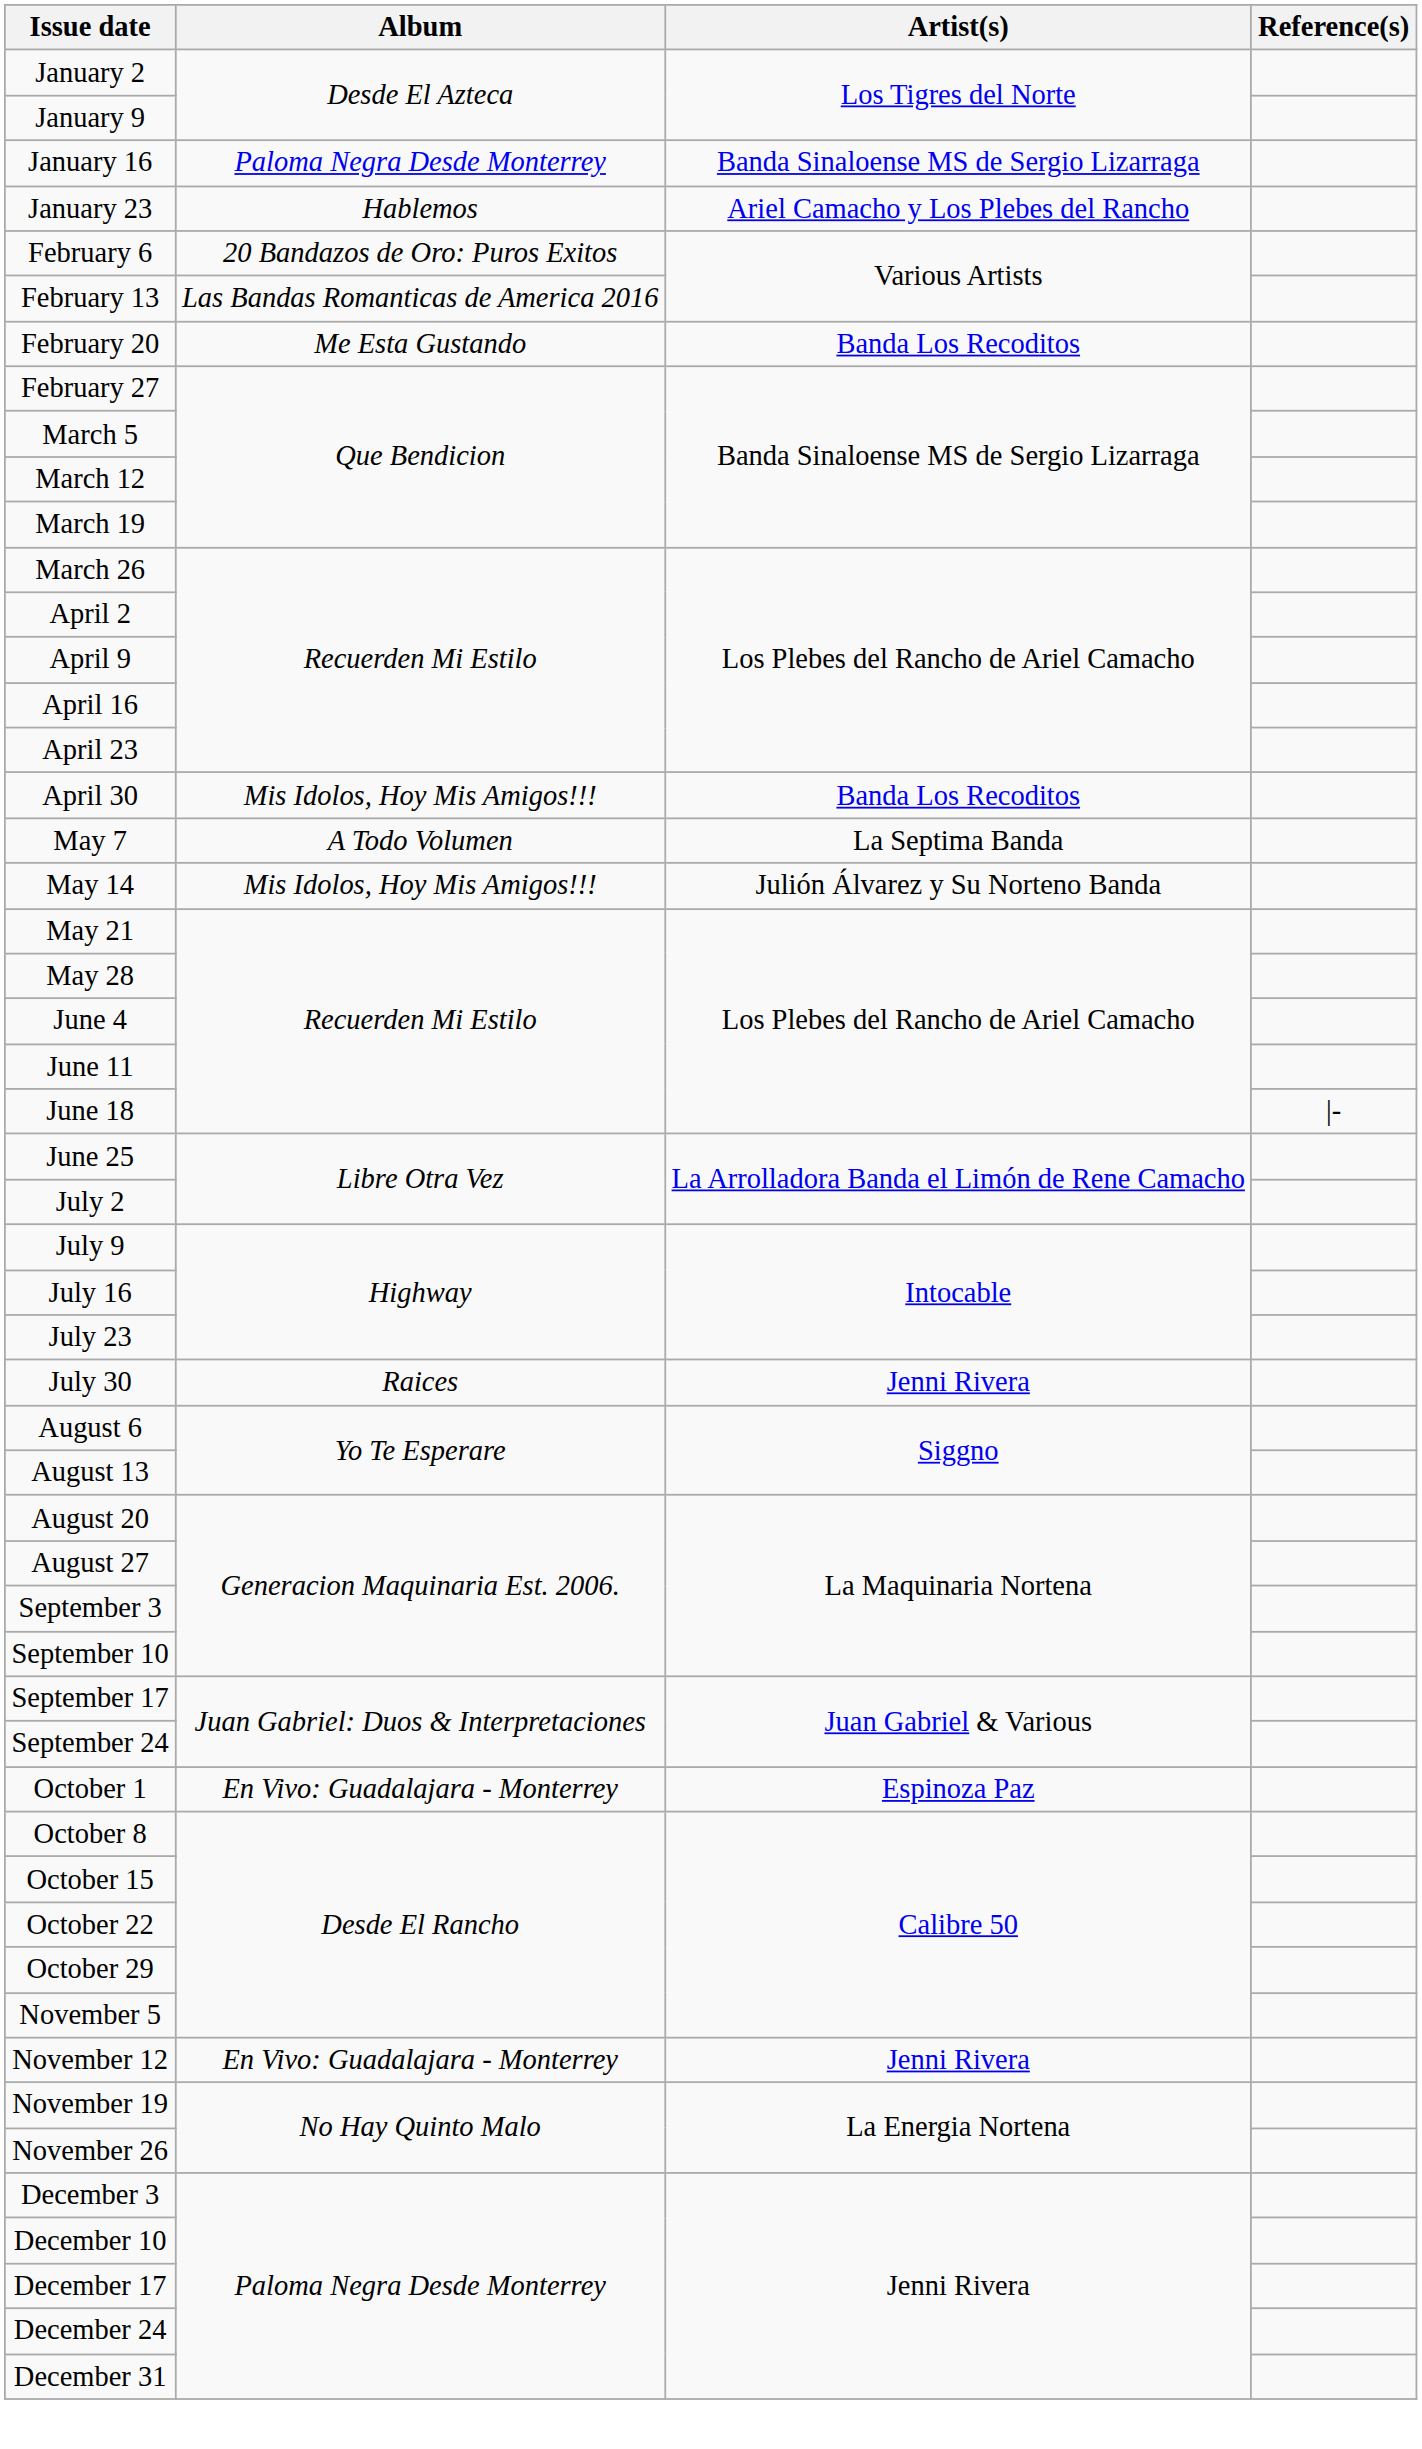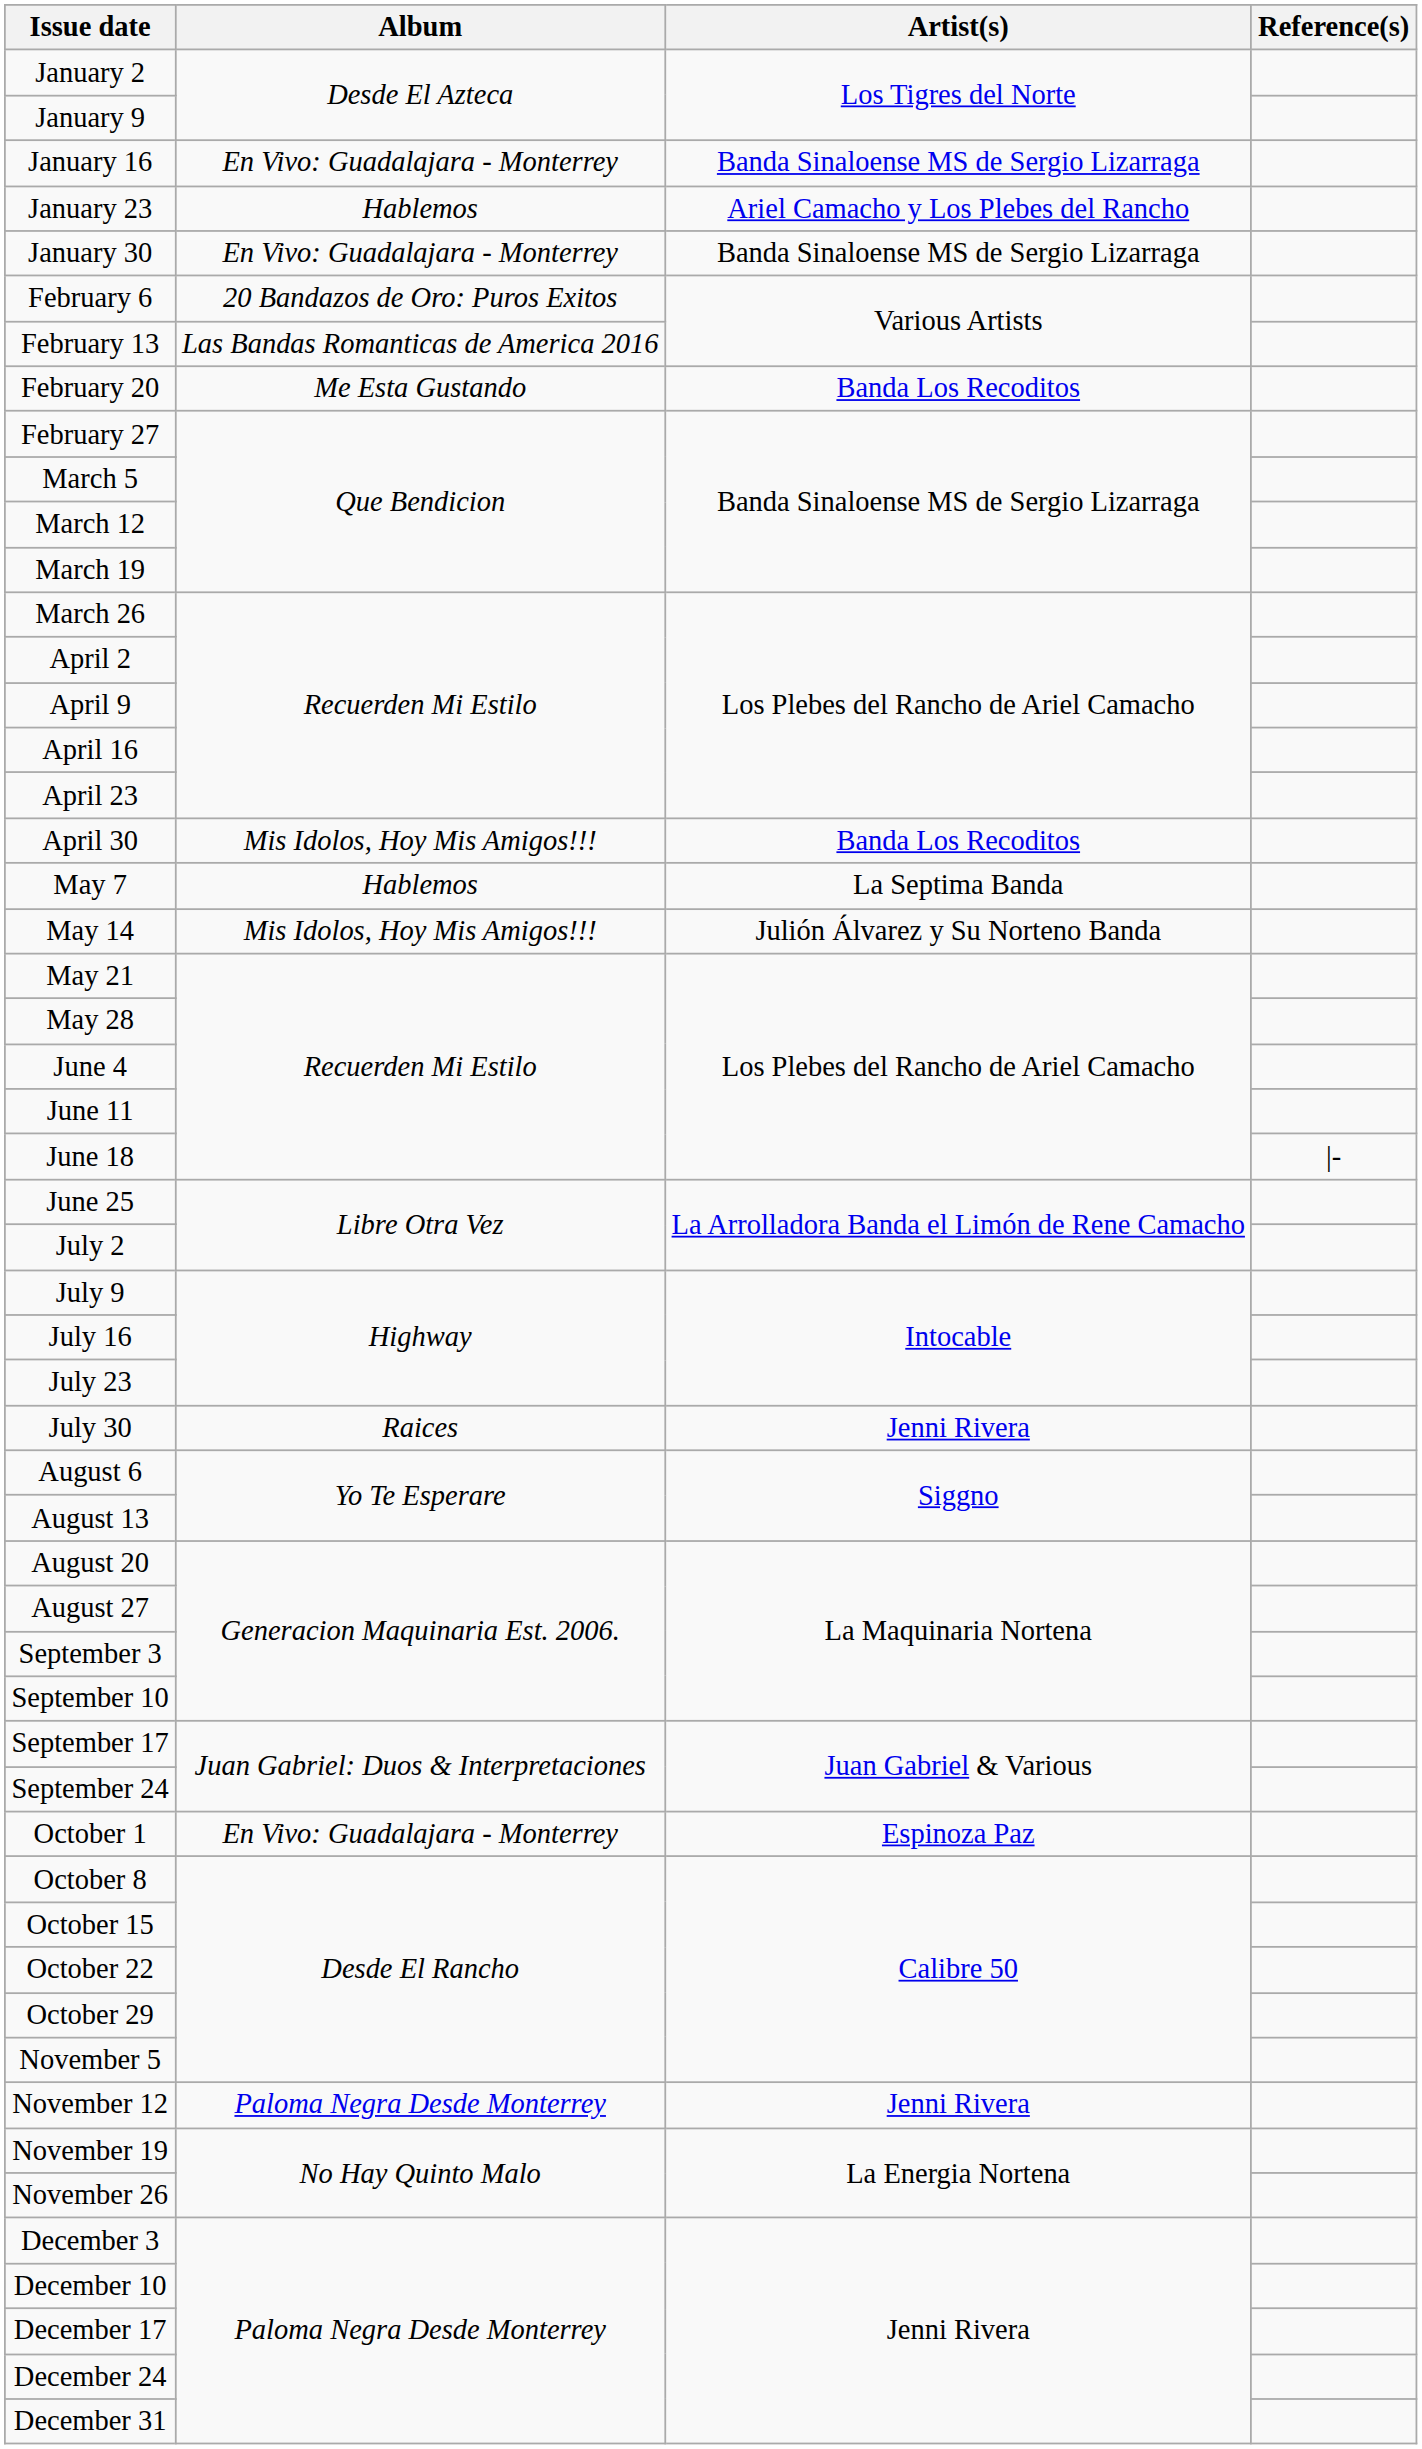(420, 162) Paloma Negra Desde Monterrey -> (420, 162) En Vivo: Guadalajara - Monterrey
+ row: (90, 252)
(420, 840) A Todo Volumen -> (420, 885) Hablemos
(420, 2059) En Vivo: Guadalajara - Monterrey -> (420, 2104) Paloma Negra Desde Monterrey
